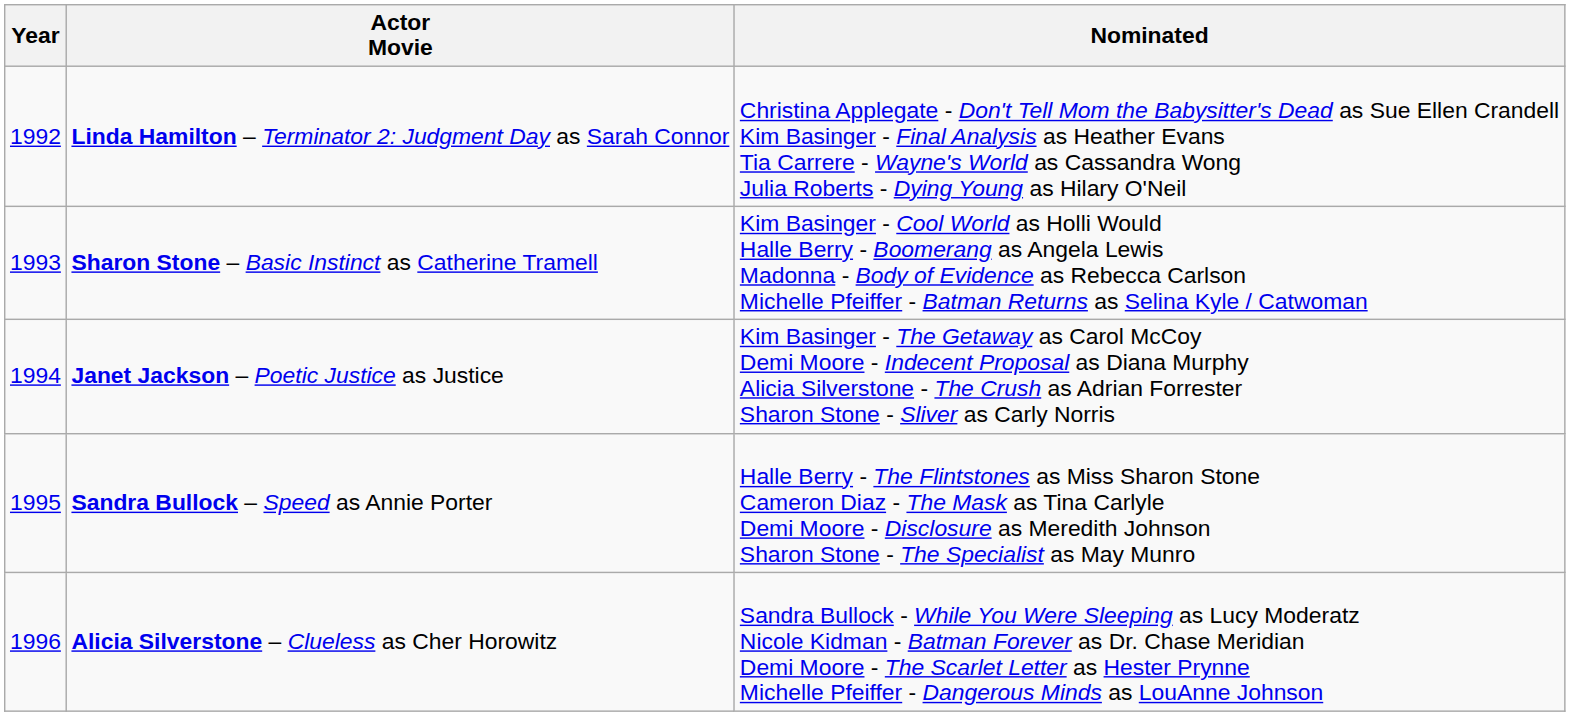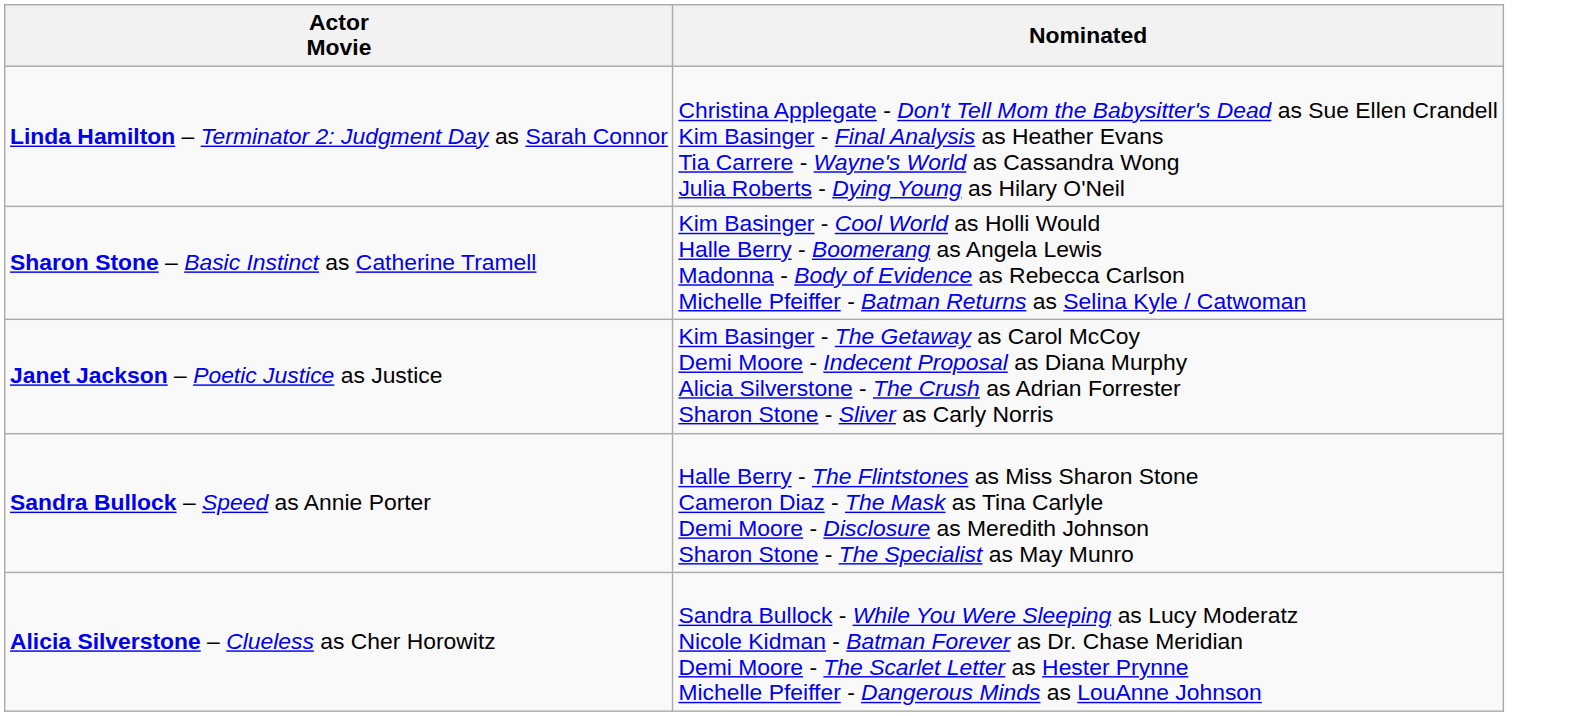- column: (35, 35)
